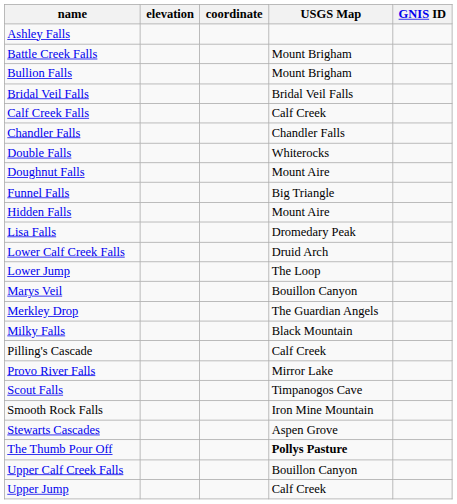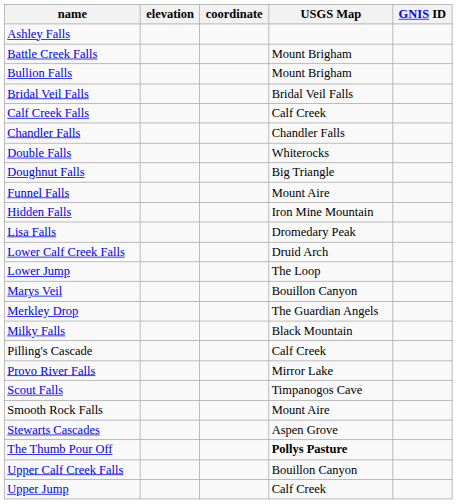(301, 172) Mount Aire -> (303, 172) Big Triangle
(303, 192) Big Triangle -> (301, 192) Mount Aire
(301, 212) Mount Aire -> (323, 212) Iron Mine Mountain
(323, 410) Iron Mine Mountain -> (301, 410) Mount Aire
